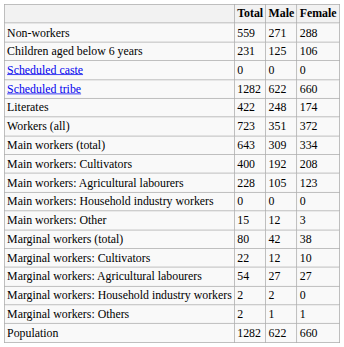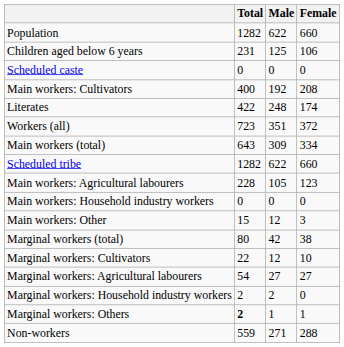rows swapped: (33, 333) <-> (38, 32)
rows swapped: (44, 88) <-> (70, 164)
(240, 314) normal -> (240, 314) bold
